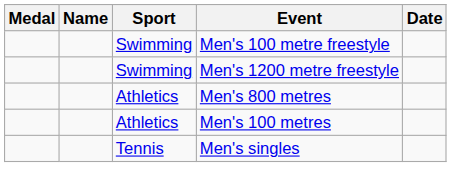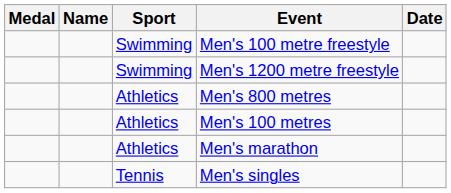+ row: (259, 149)
